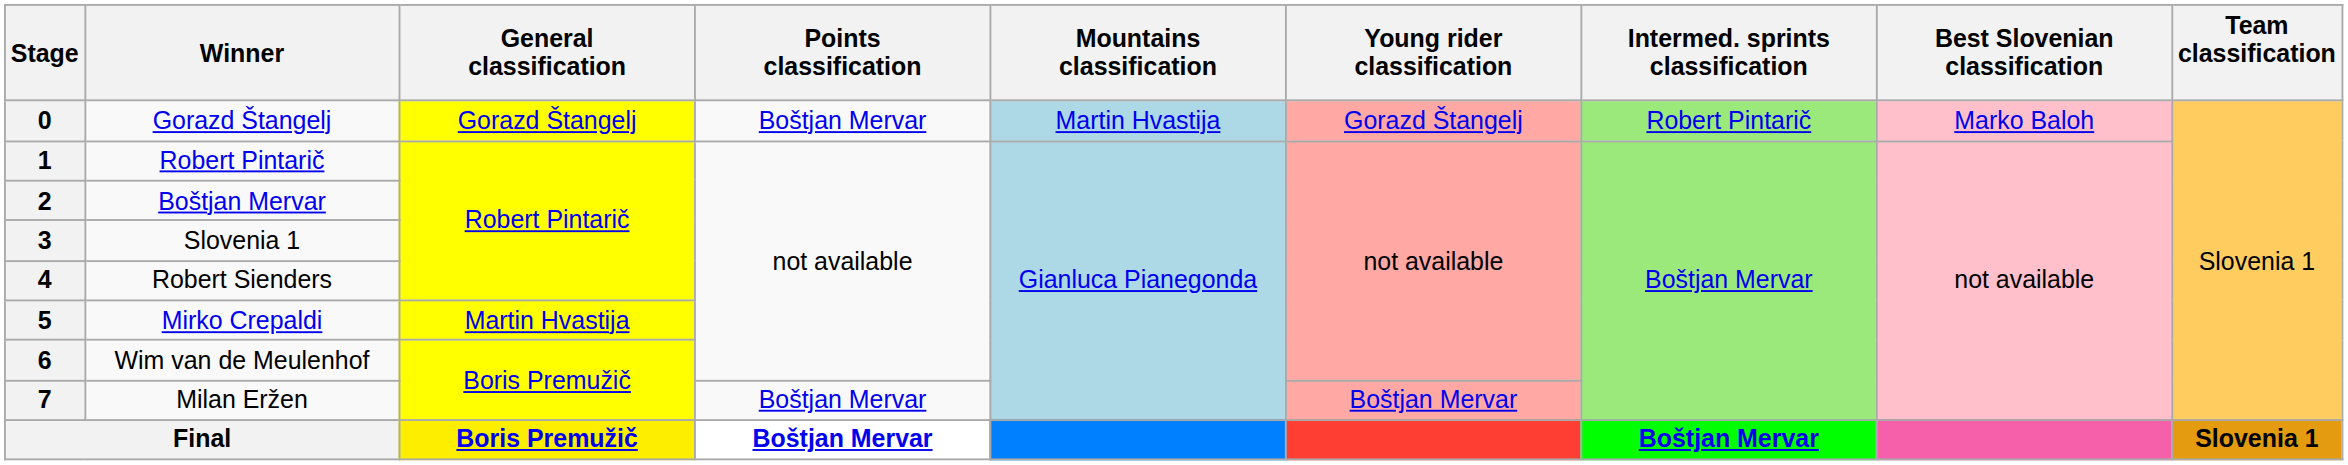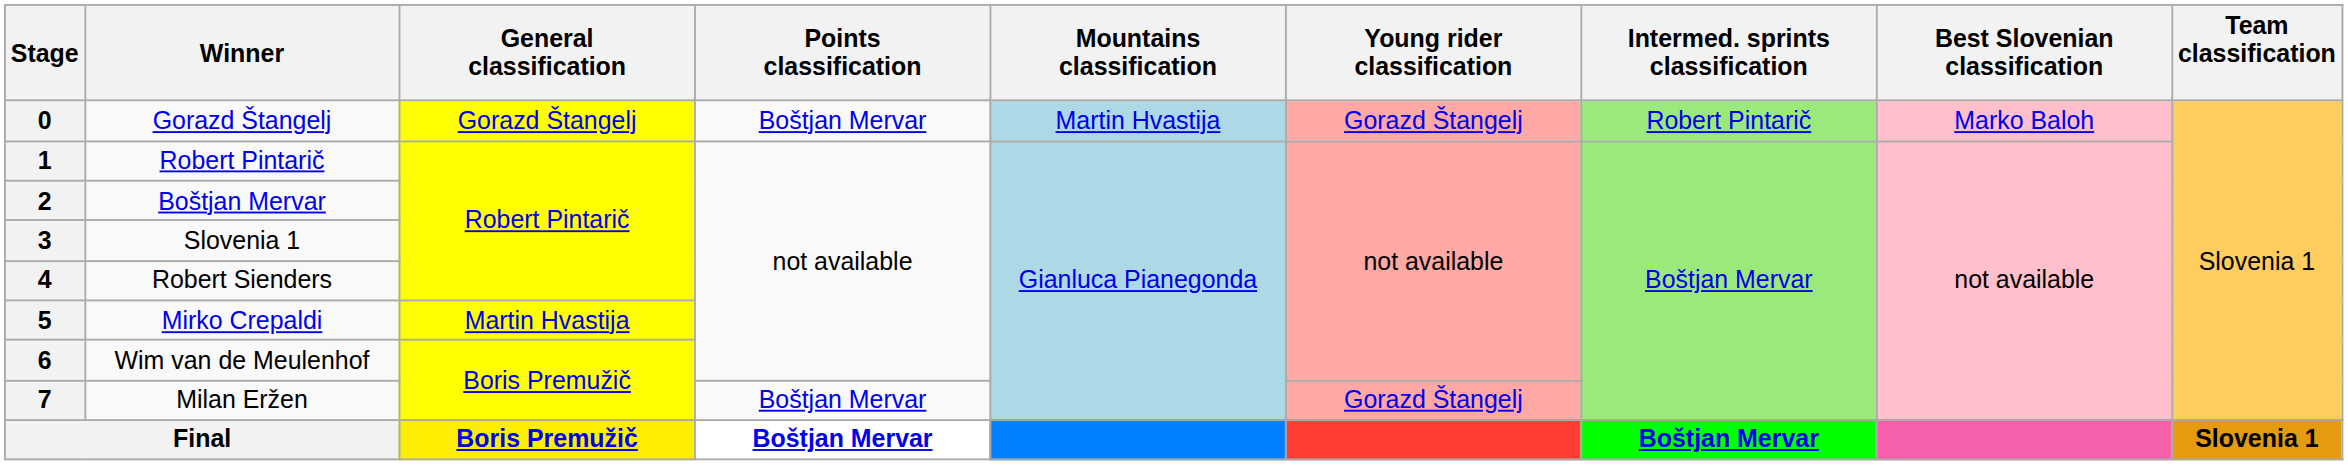(1433, 400) Boštjan Mervar -> (1433, 400) Gorazd Štangelj
